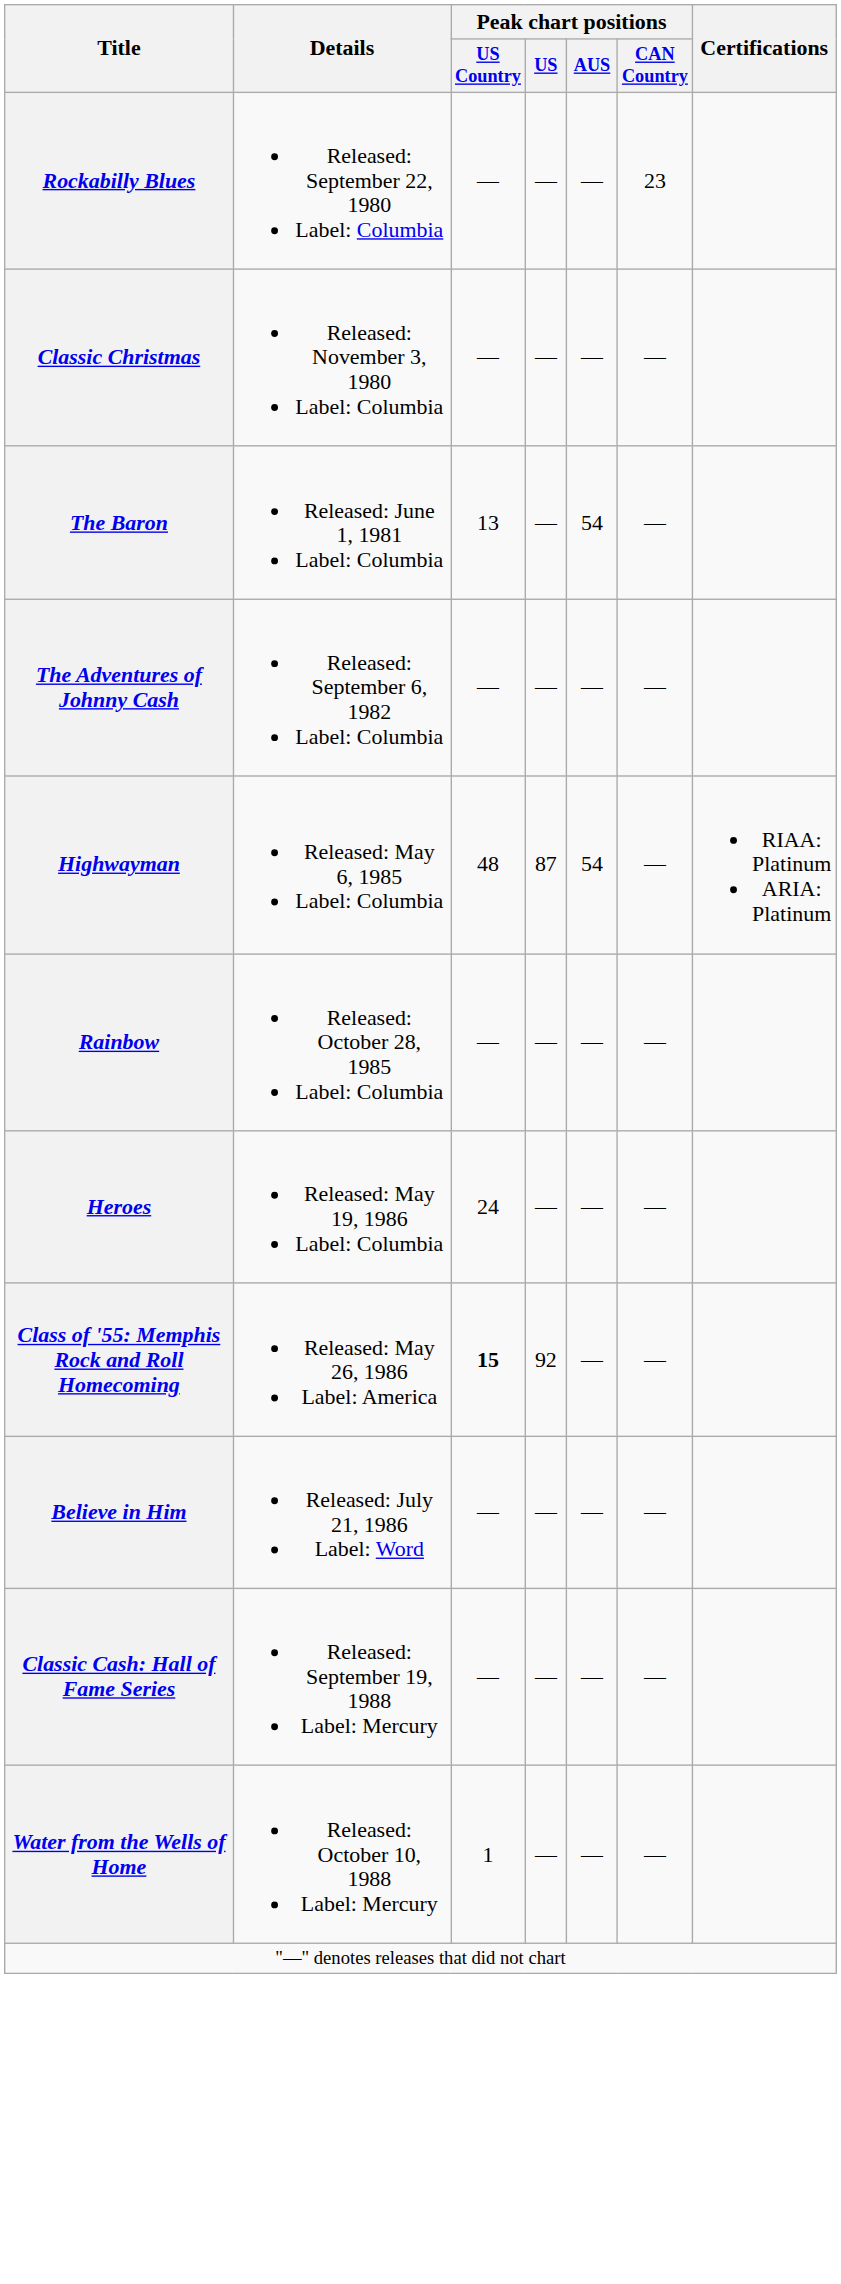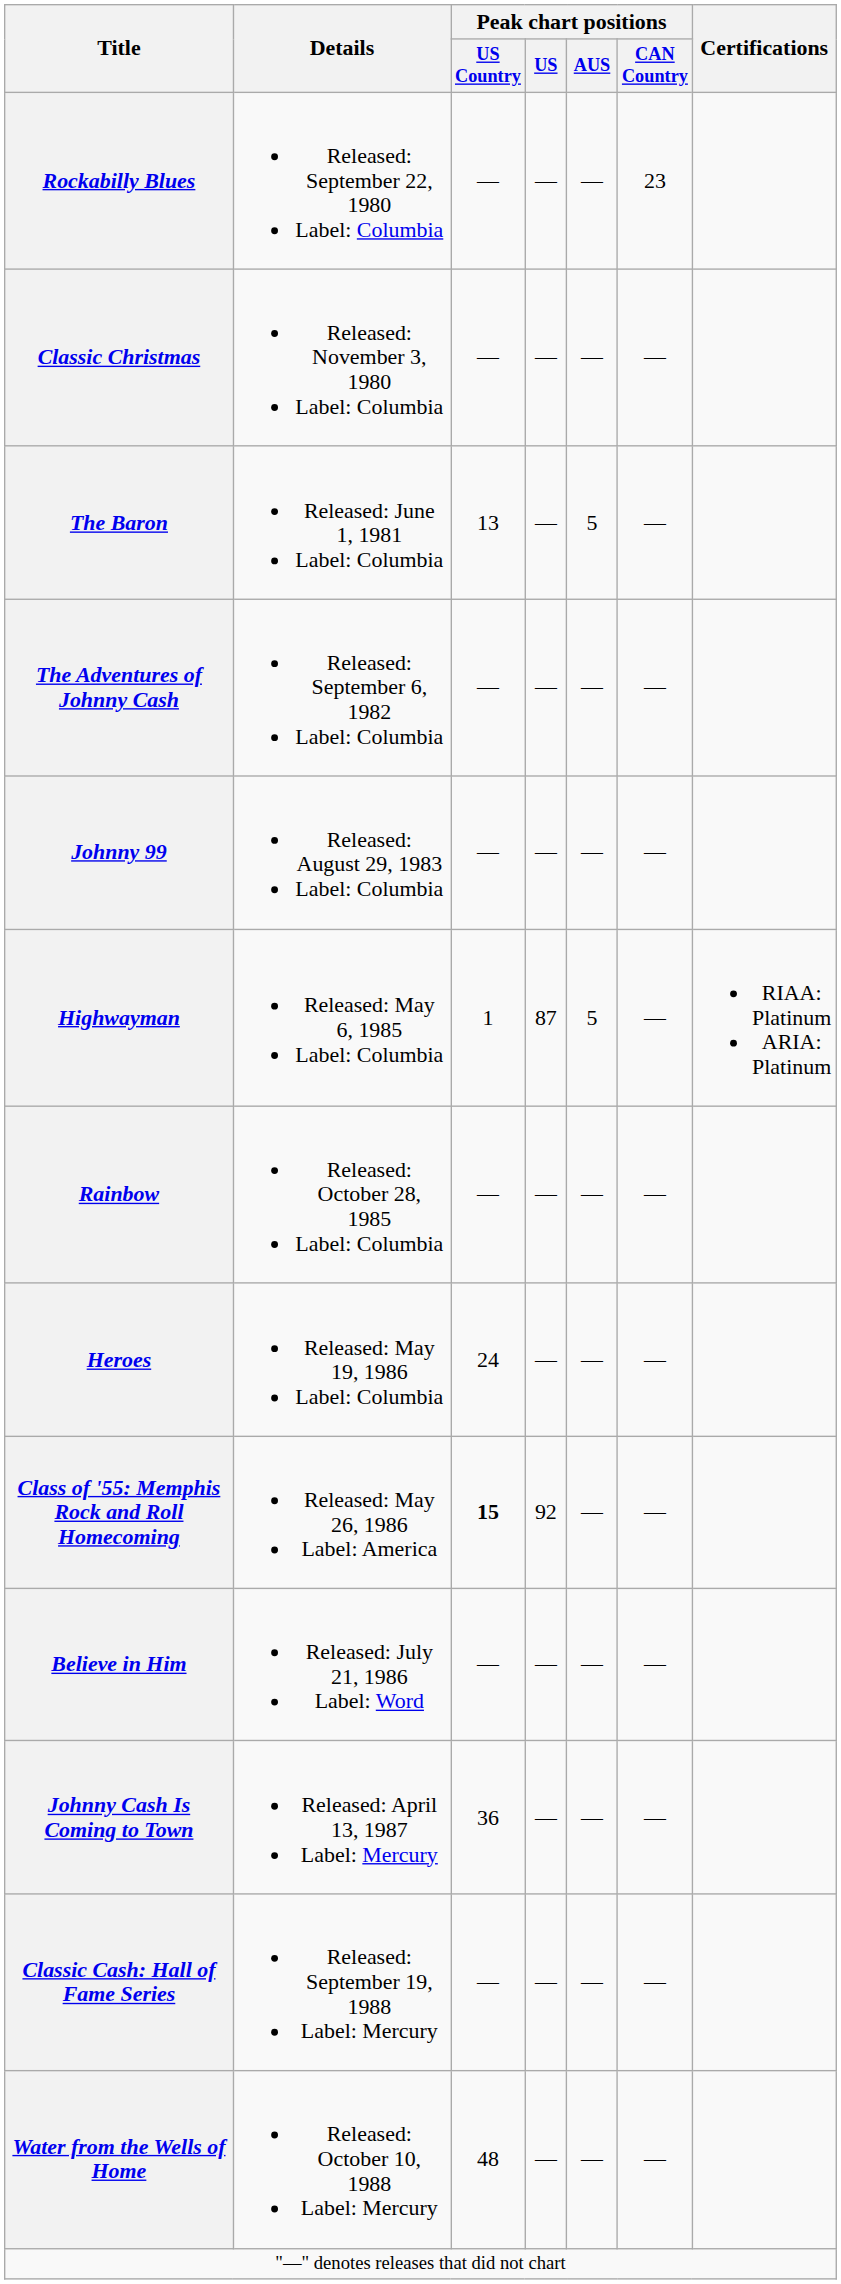(592, 522) 54 -> (592, 522) 5
+ row: (119, 852)
(488, 864) 48 -> (488, 1017) 1
(592, 864) 54 -> (592, 1017) 5
+ row: (119, 1817)
(488, 1854) 1 -> (488, 2159) 48
